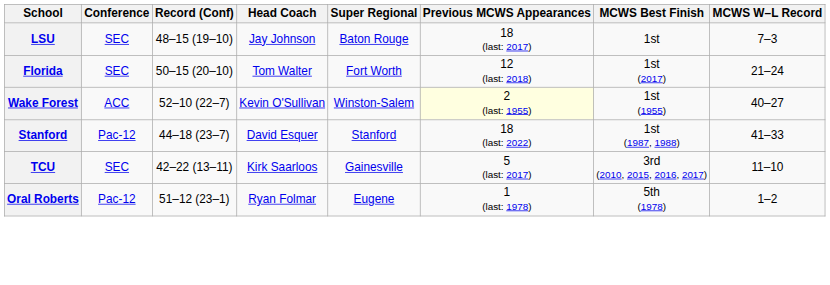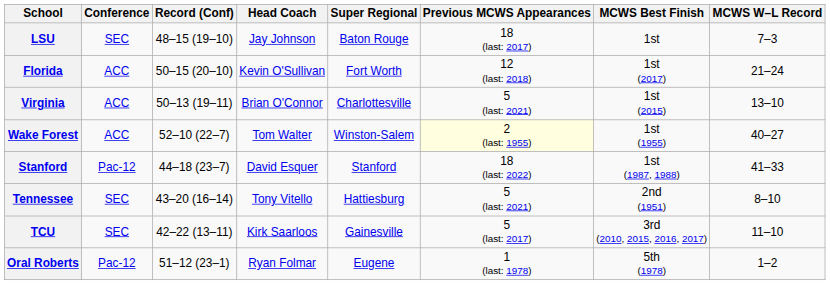(117, 71) SEC -> (117, 71) ACC
(282, 71) Tom Walter -> (282, 71) Kevin O'Sullivan
+ row: (43, 103)
(282, 103) Kevin O'Sullivan -> (282, 135) Tom Walter
+ row: (43, 199)
